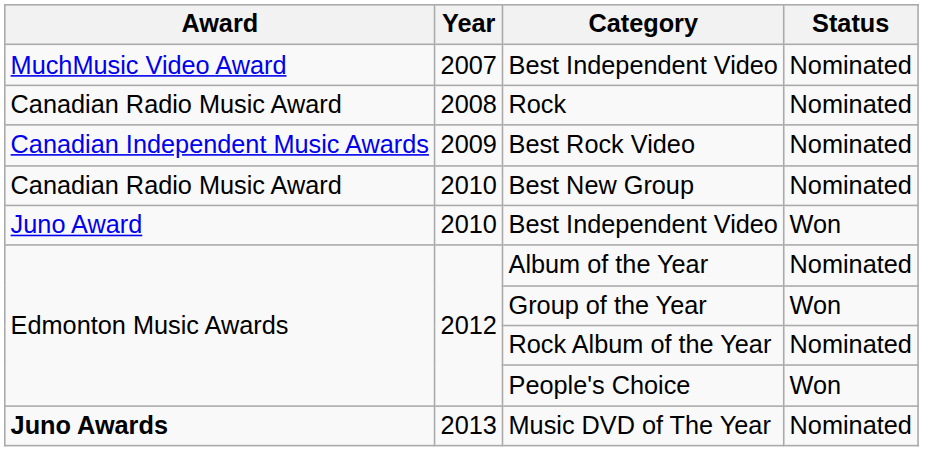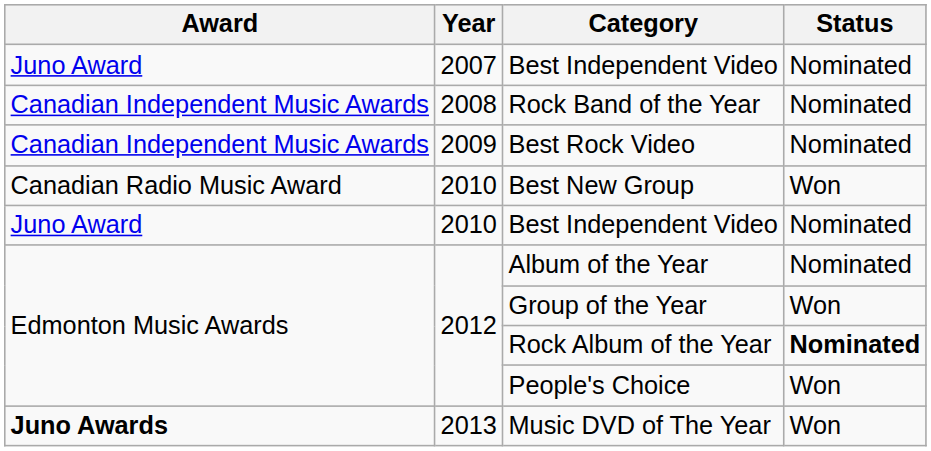(149, 64) MuchMusic Video Award -> (76, 64) Juno Award
- row: (469, 104)
+ row: (469, 104)
(851, 184) Nominated -> (815, 184) Won
(815, 225) Won -> (851, 225) Nominated
(851, 345) normal -> (855, 345) bold
(851, 425) Nominated -> (815, 425) Won
